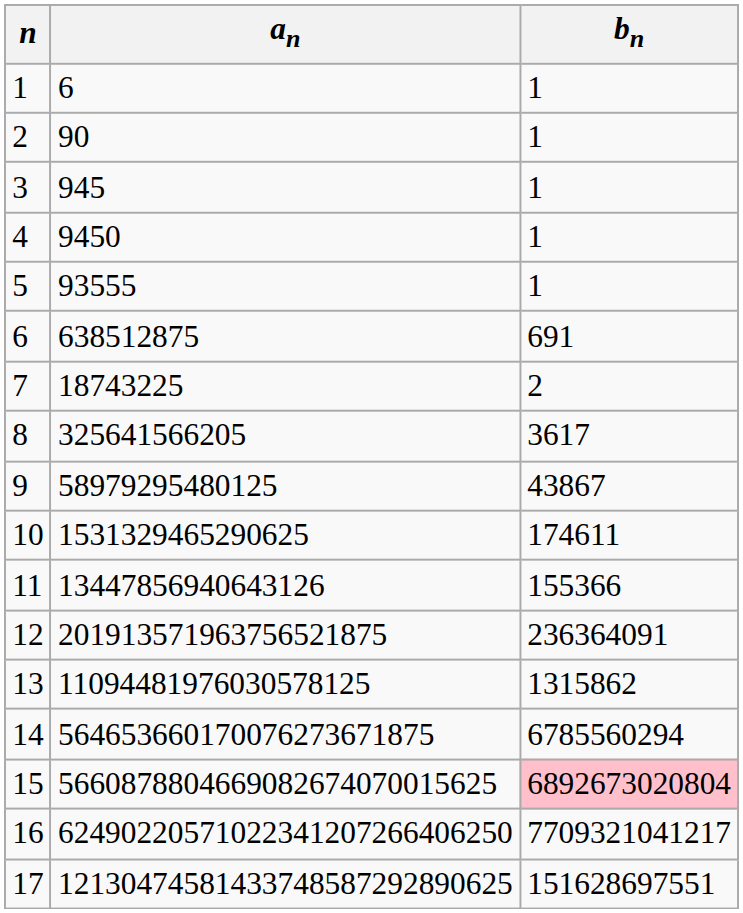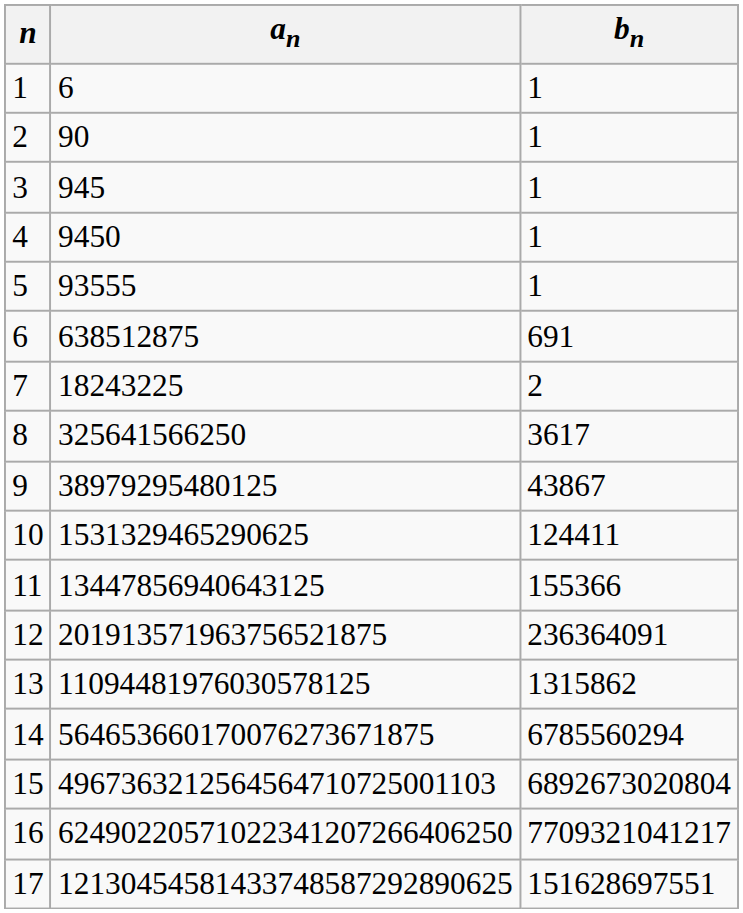(121, 385) 18743225 -> (121, 385) 18243225
(152, 435) 325641566205 -> (152, 435) 325641566250
(168, 485) 58979295480125 -> (168, 485) 38979295480125
(574, 534) 174611 -> (574, 534) 124411
(191, 584) 13447856940643126 -> (191, 584) 13447856940643125
(278, 783) 5660878804669082674070015625 -> (277, 783) 4967363212564564710725001103
(629, 783) pink background -> (629, 783) no background
(285, 883) 12130474581433748587292890625 -> (285, 883) 12130454581433748587292890625
